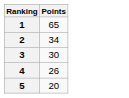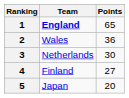+ column: (68, 11)
(54, 40) 34 -> (110, 40) 36
(54, 70) 26 -> (110, 70) 27
